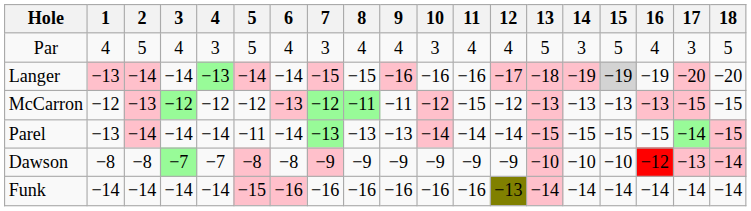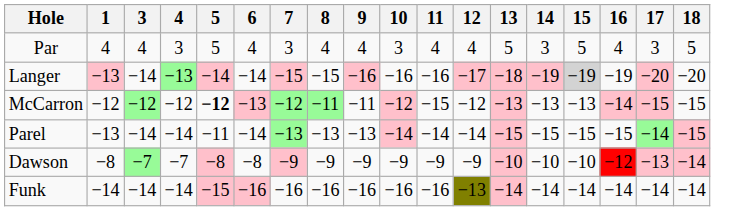- column: (142, 18)
(252, 104) normal -> (215, 104) bold
(655, 104) −13 -> (618, 104) −14
